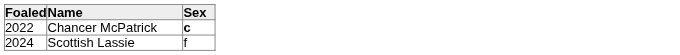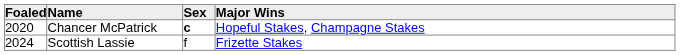+ column: (250, 12)
(19, 27) 2022 -> (19, 27) 2020
